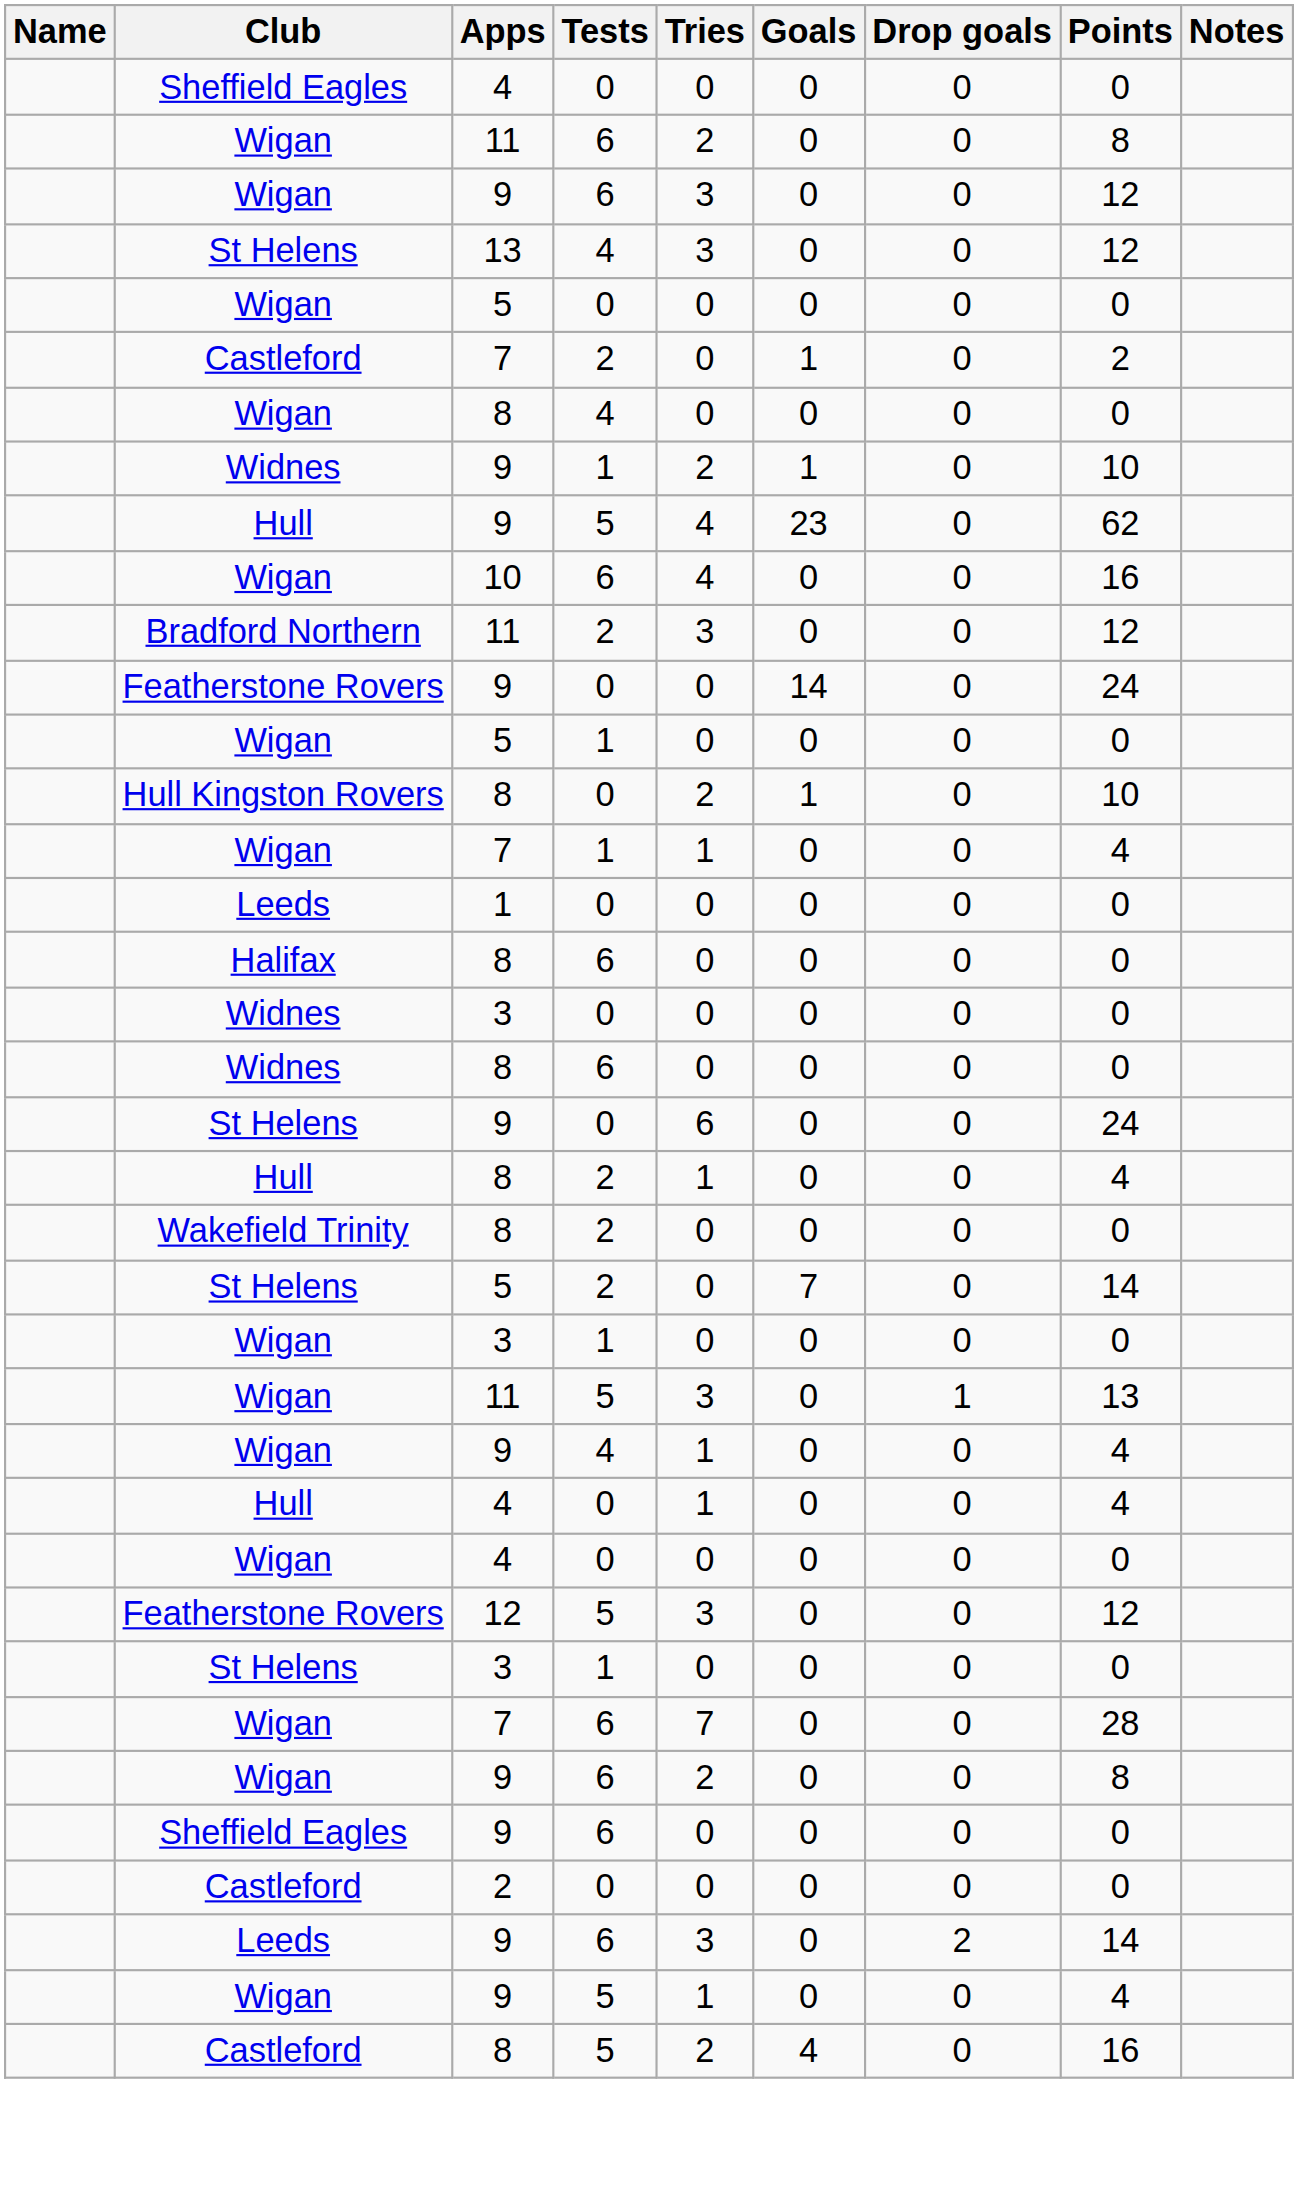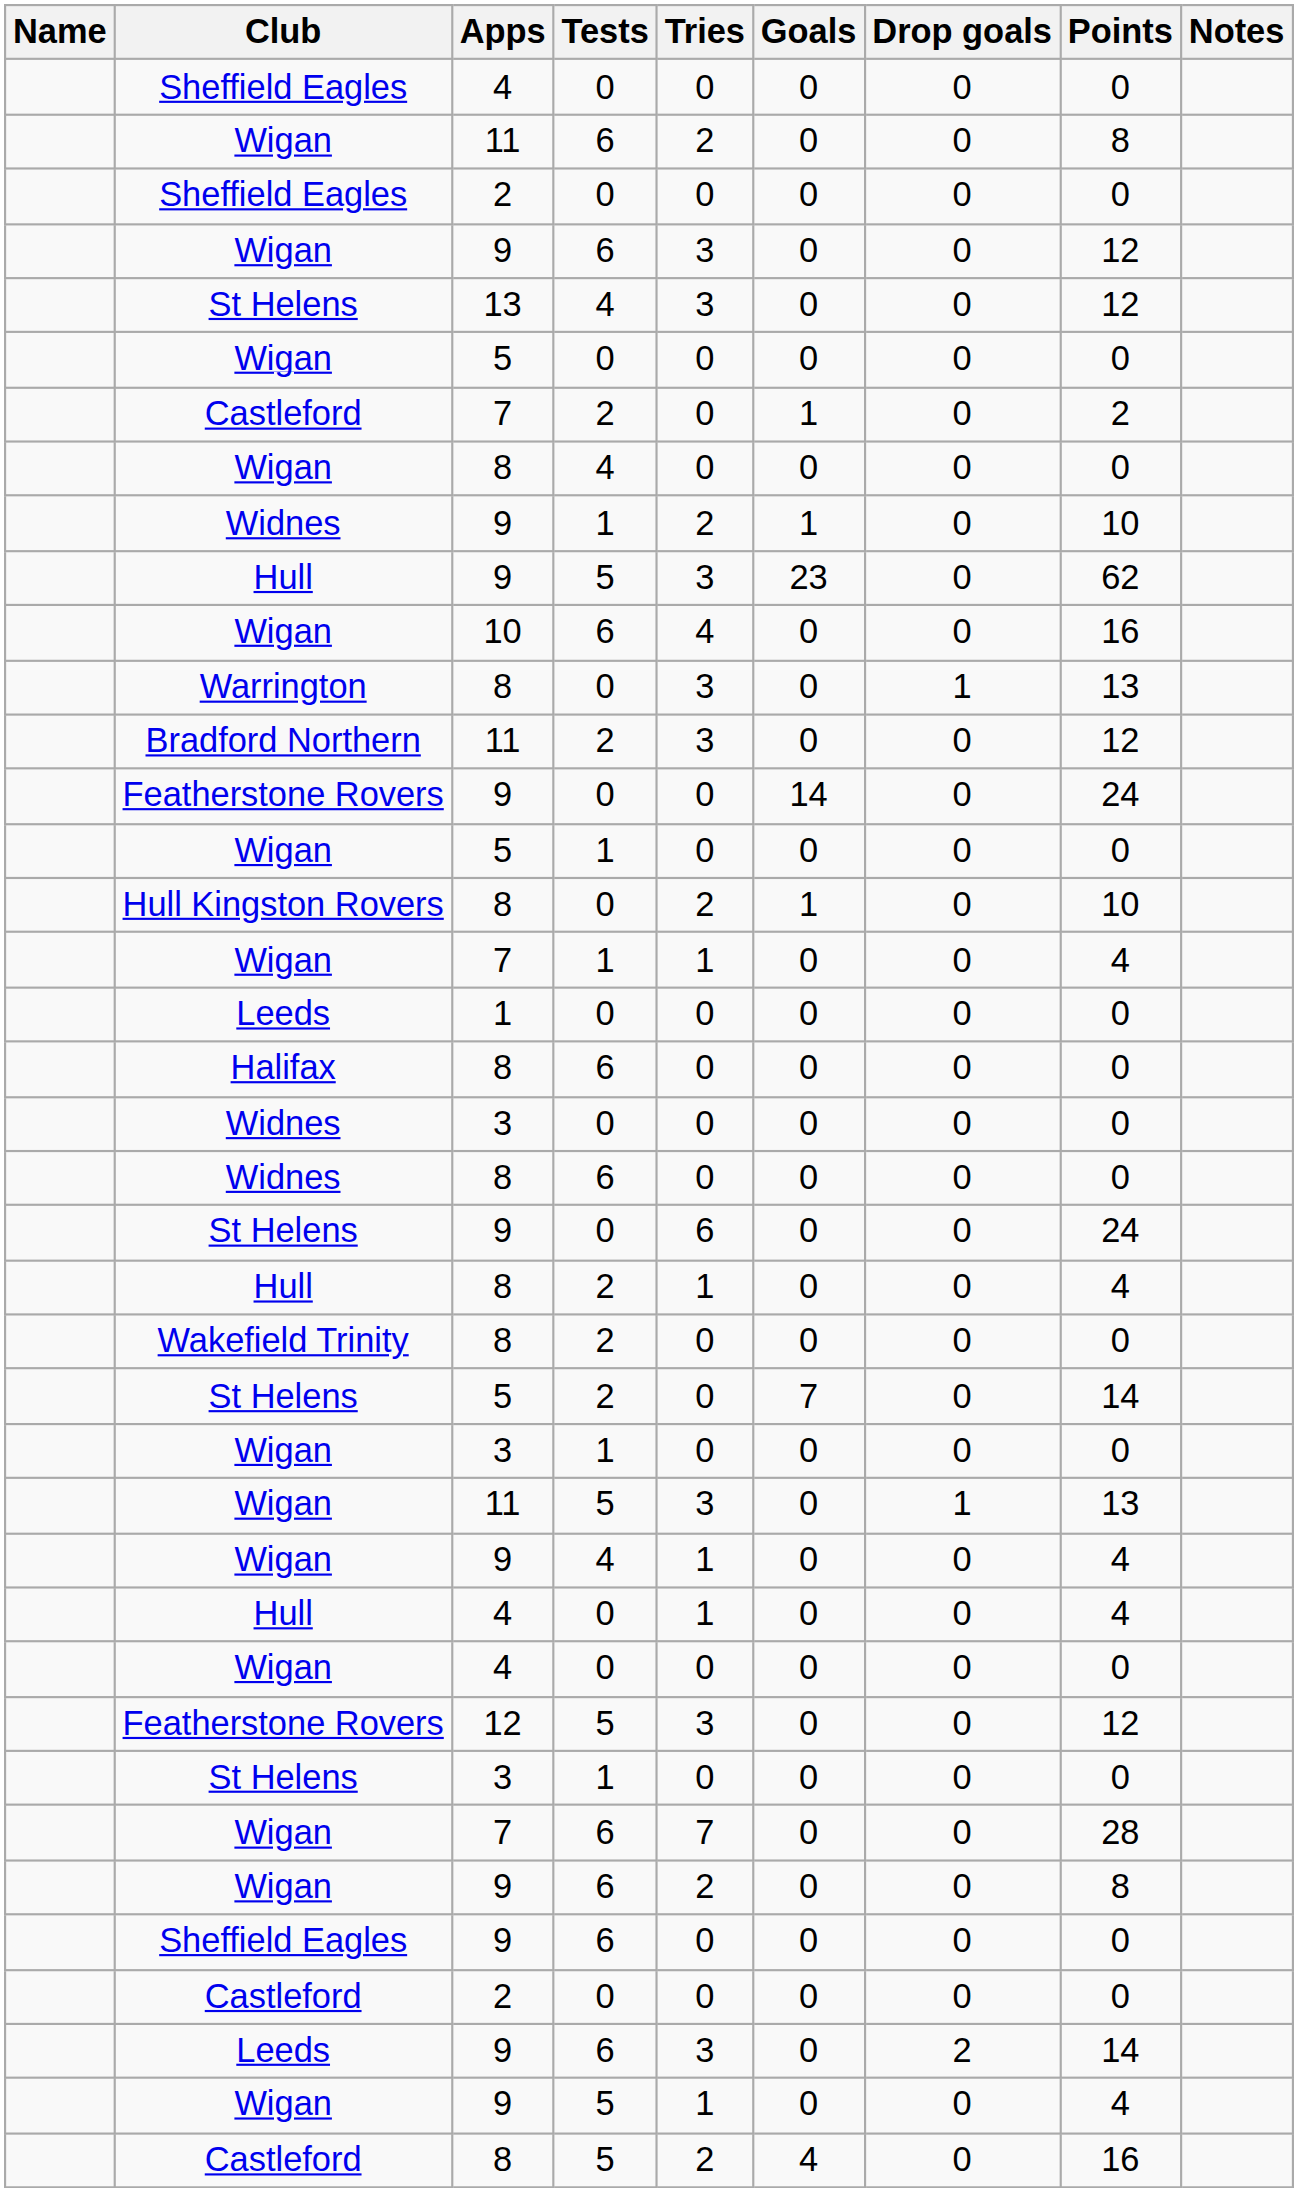+ row: (283, 195)
(705, 522) 4 -> (705, 577) 3
+ row: (283, 686)
